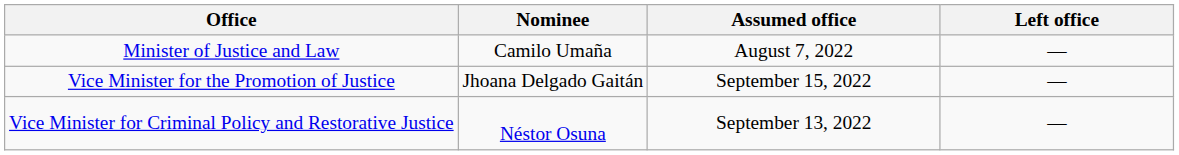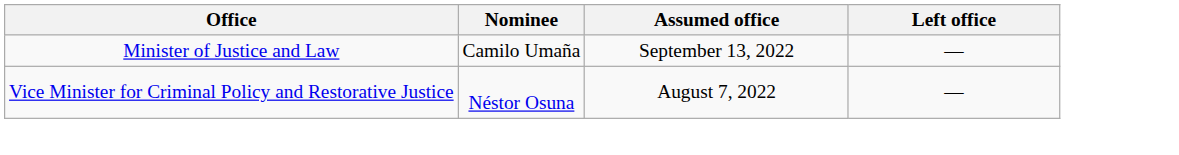(794, 50) August 7, 2022 -> (717, 50) September 13, 2022
- row: (231, 81)
(794, 122) September 13, 2022 -> (717, 92) August 7, 2022
